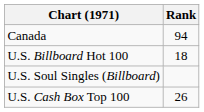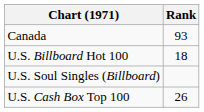(181, 35) 94 -> (181, 35) 93
